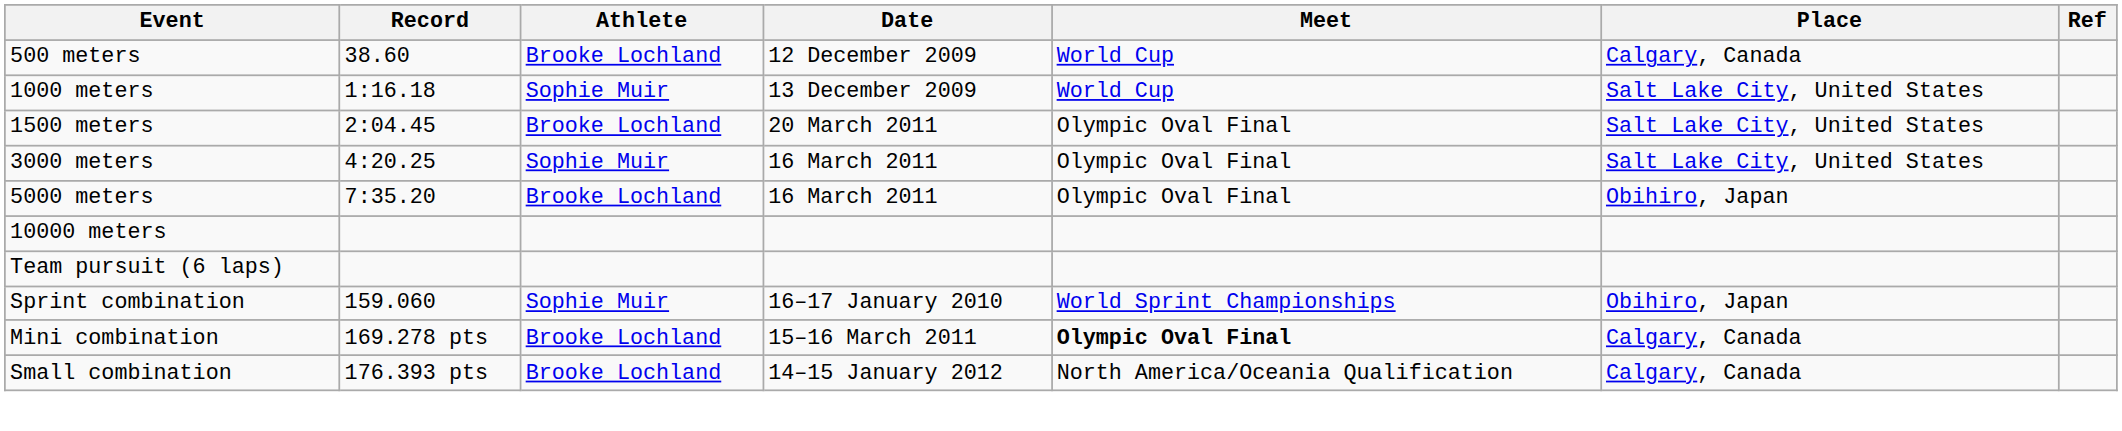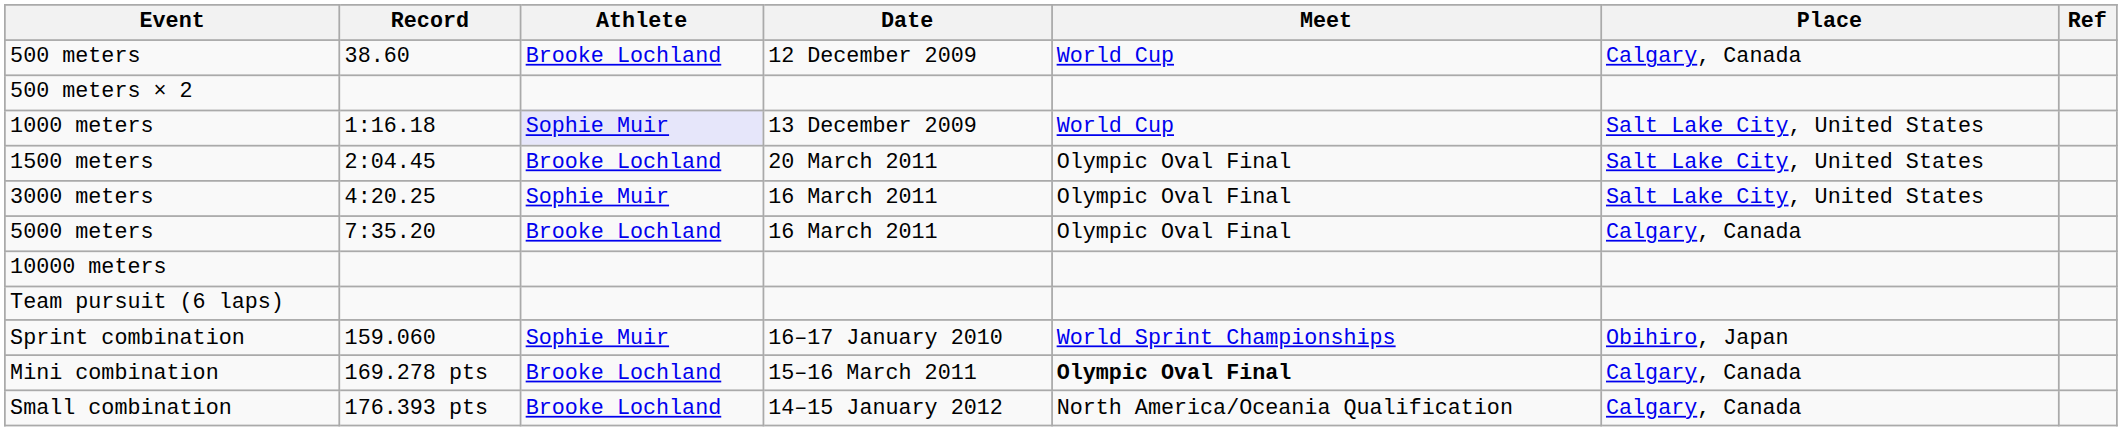+ row: (101, 93)
(597, 93) no background -> (597, 128) lavender background
(1697, 198) Obihiro, Japan -> (1704, 233) Calgary, Canada
